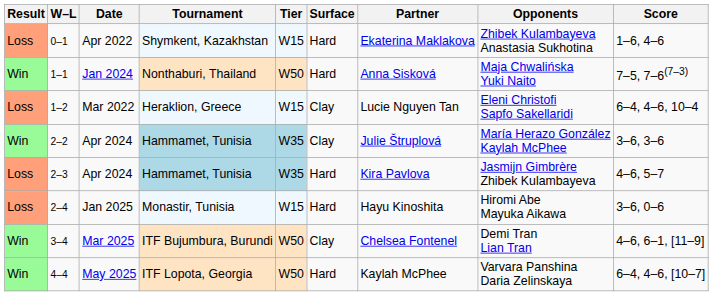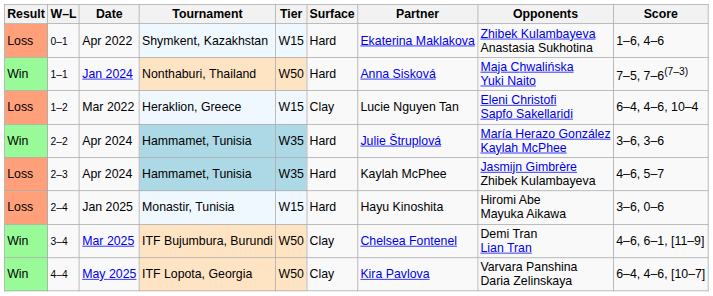(322, 140) Clay -> (323, 140) Hard
(395, 174) Kira Pavlova -> (404, 174) Kaylah McPhee
(323, 274) Hard -> (322, 274) Clay
(404, 274) Kaylah McPhee -> (395, 274) Kira Pavlova
